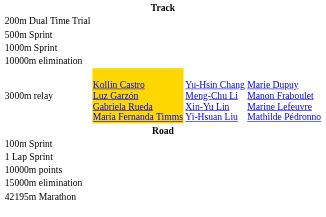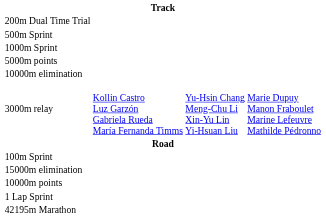+ row: (31, 61)
(138, 101) gold background -> (138, 114) no background
rows swapped: (29, 157) <-> (44, 183)
